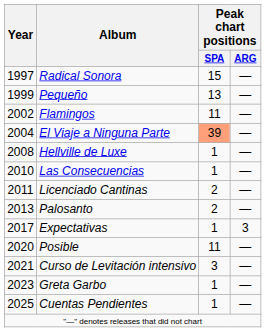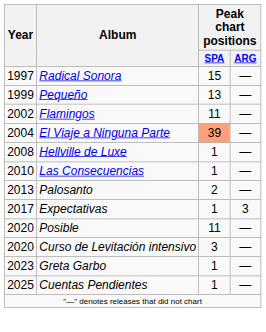- row: (93, 190)
(20, 266) 2021 -> (20, 247) 2020
